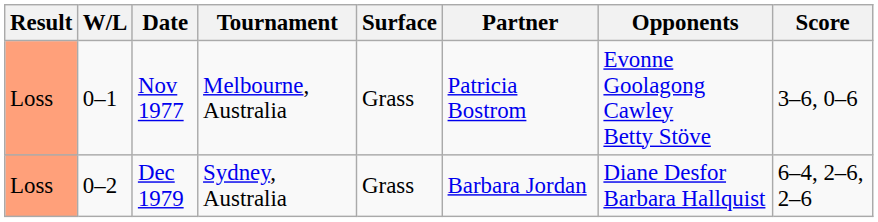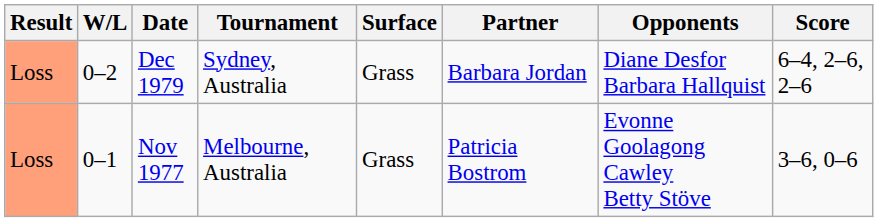rows swapped: (161, 97) <-> (161, 185)
